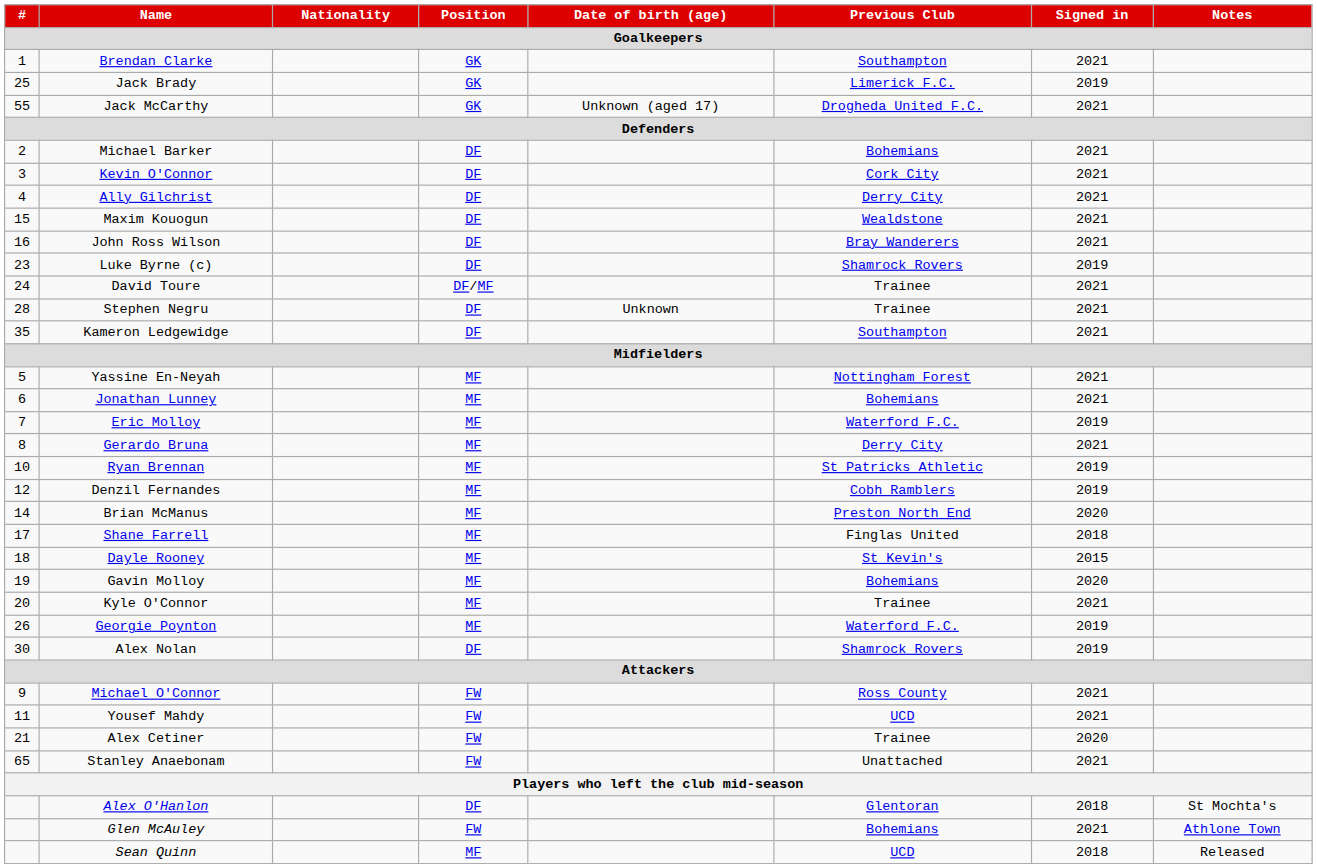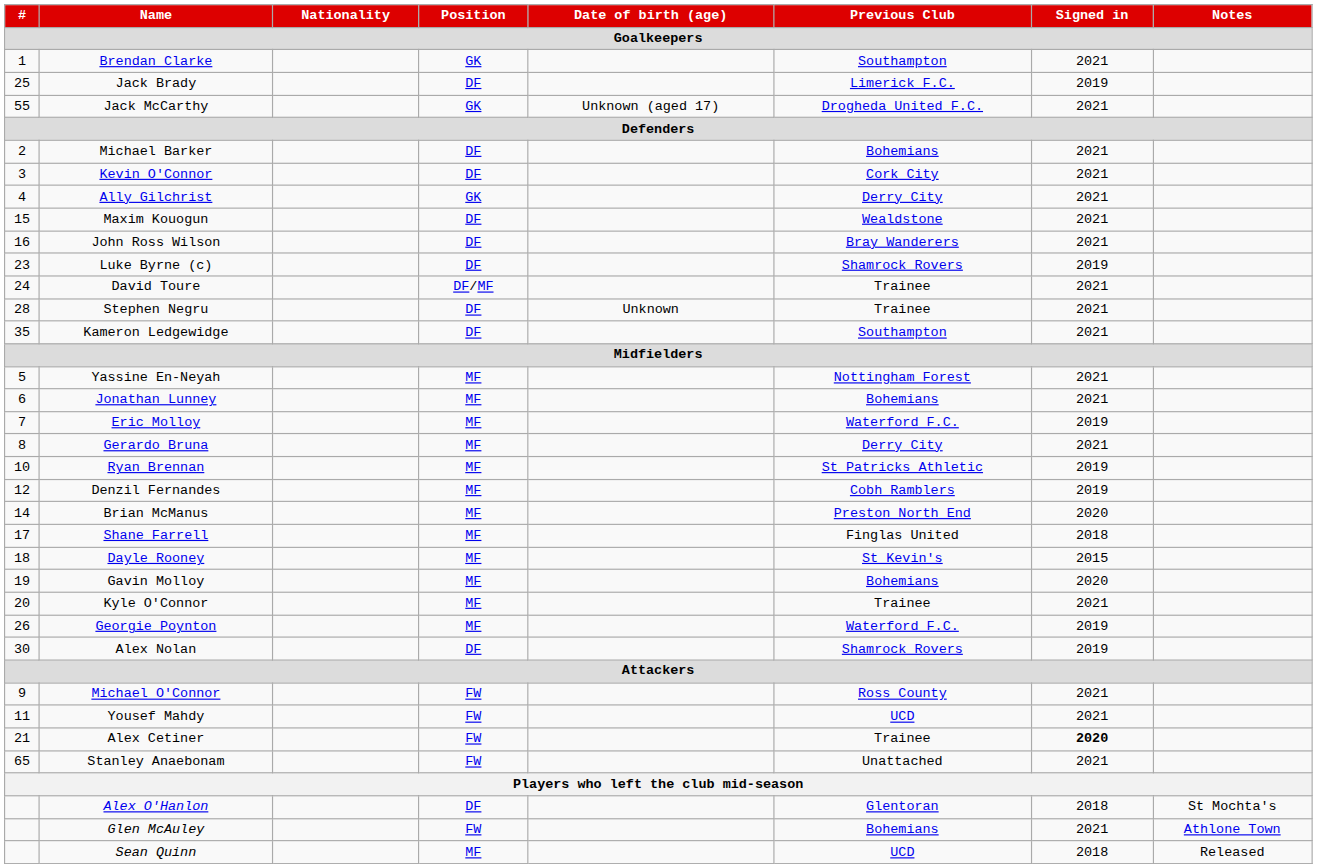(473, 83) GK -> (473, 83) DF
(473, 196) DF -> (473, 196) GK
(1092, 739) normal -> (1092, 739) bold
